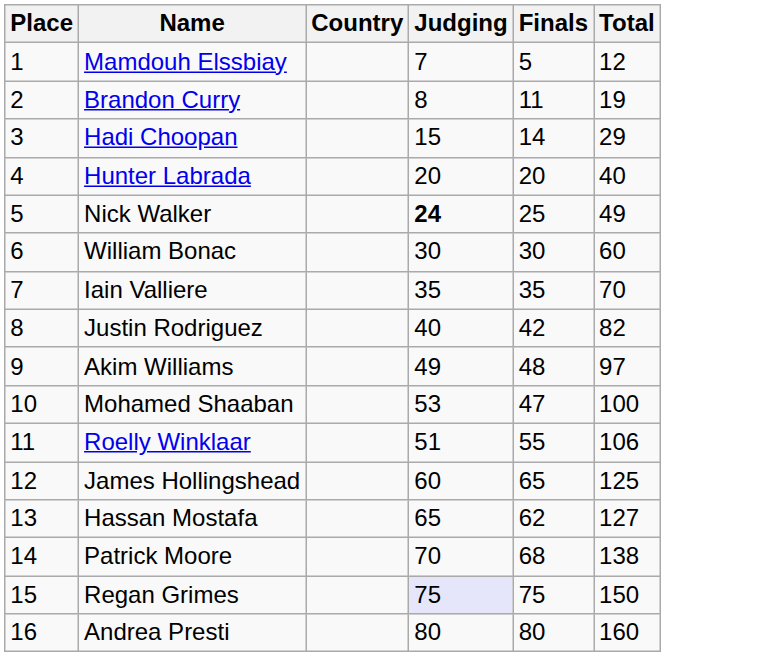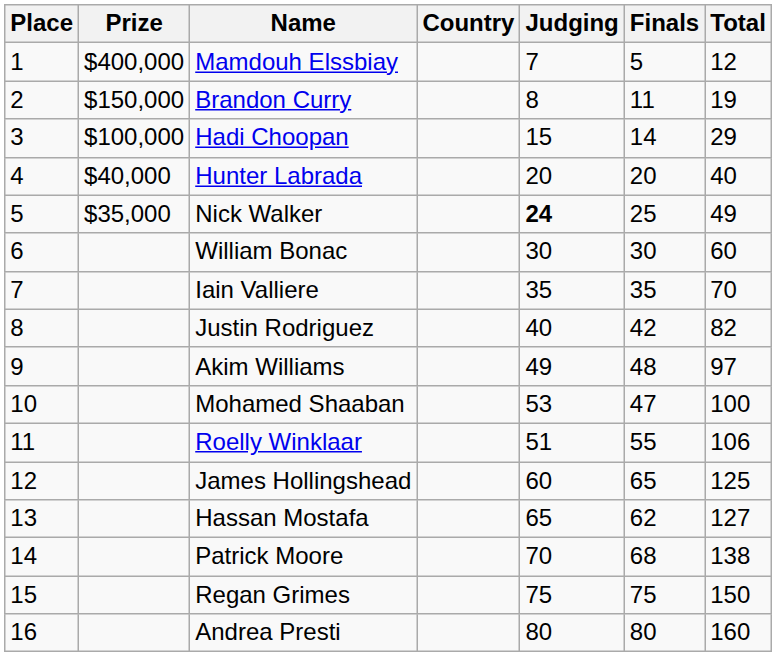+ column: (134, 23)
(428, 594) lavender background -> (539, 594) no background
